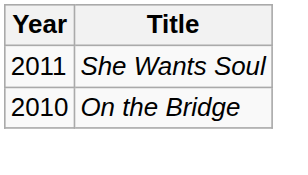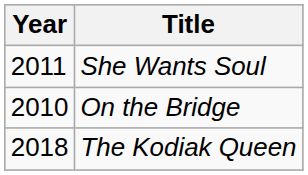+ row: (188, 148)
